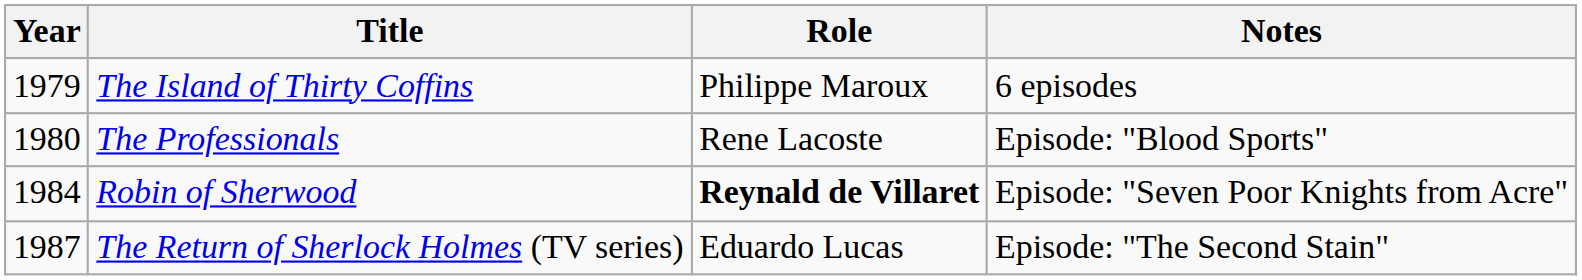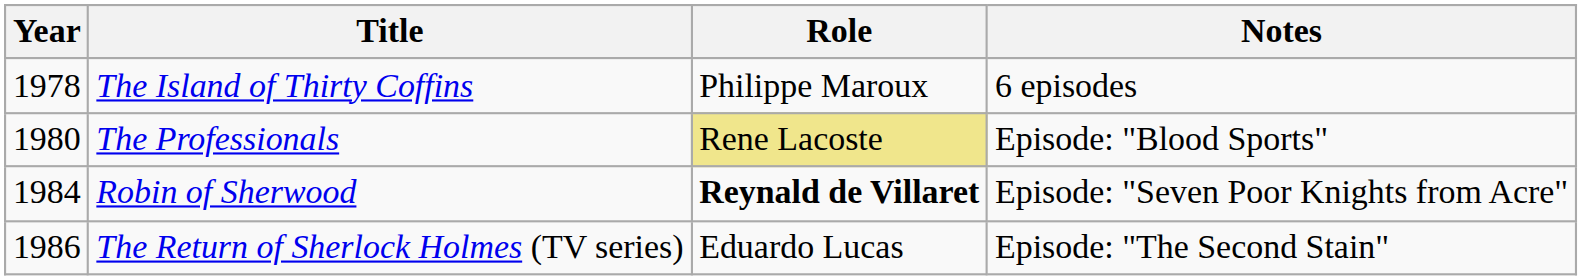(47, 85) 1979 -> (47, 85) 1978
(791, 138) no background -> (791, 138) khaki background
(47, 246) 1987 -> (47, 246) 1986
